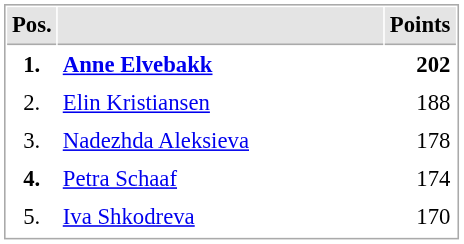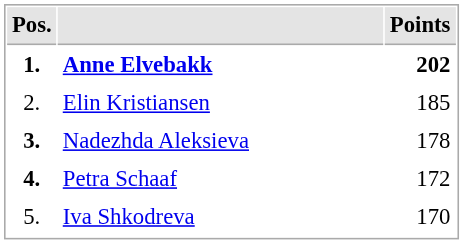(433, 102) 188 -> (433, 102) 185
(32, 140) normal -> (32, 140) bold
(433, 178) 174 -> (433, 178) 172
